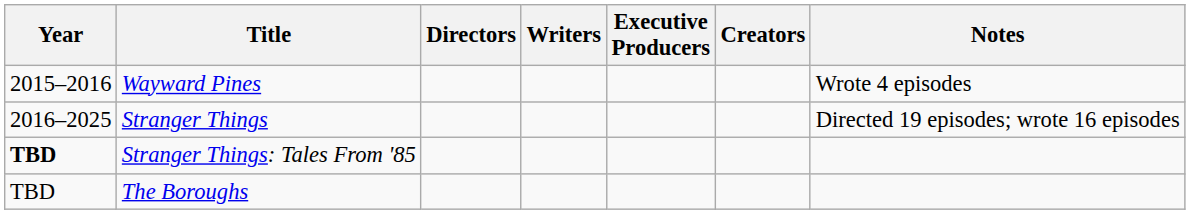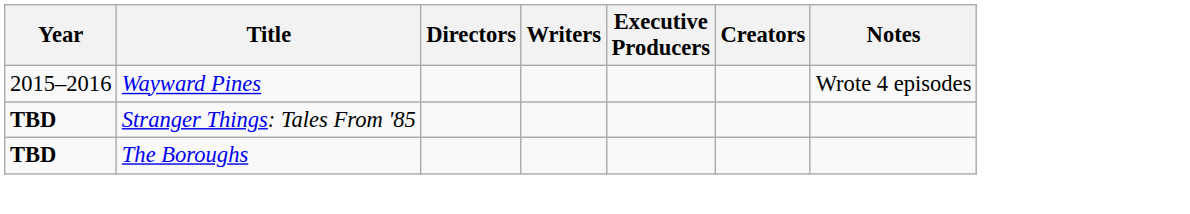- row: (195, 119)
(32, 190) normal -> (33, 155) bold
